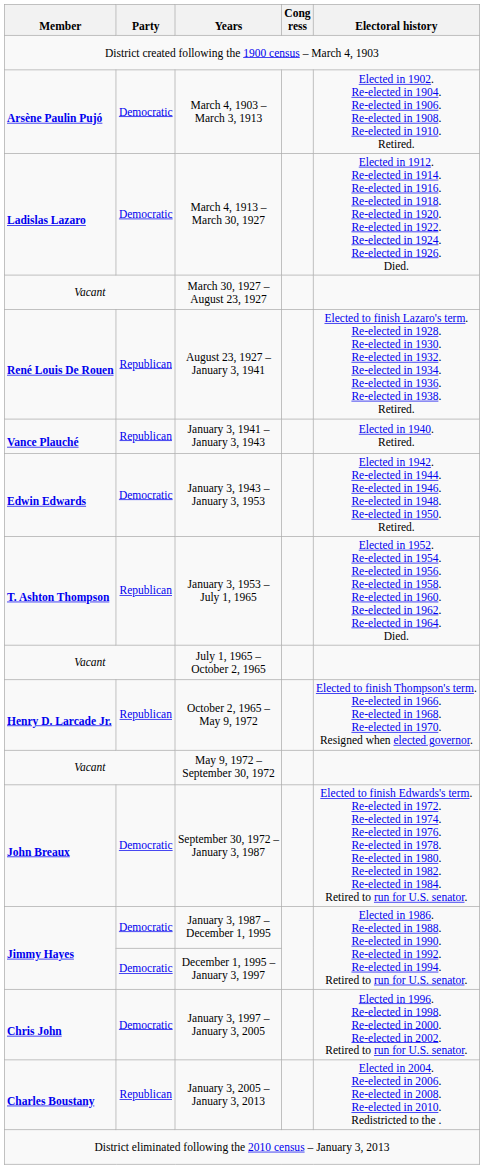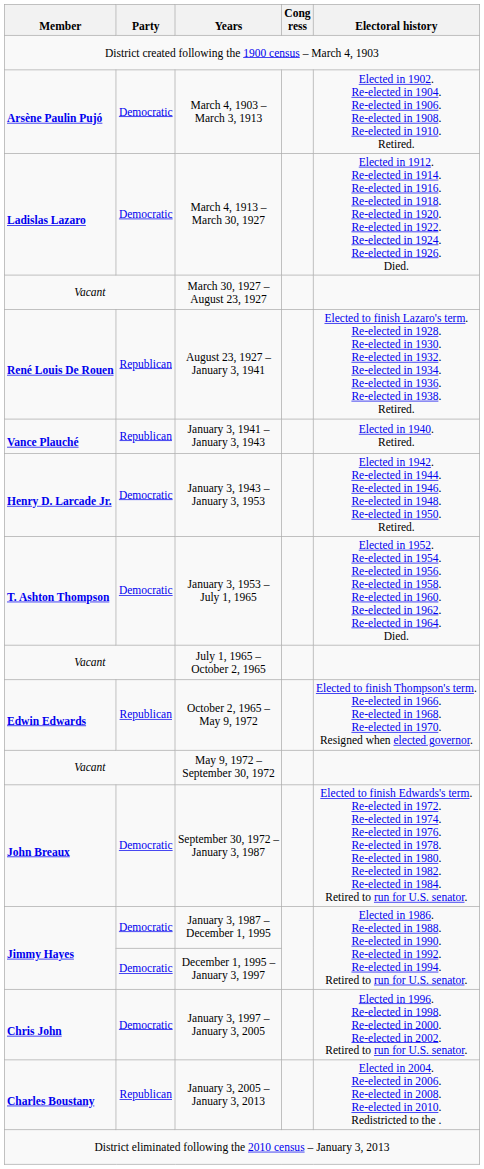(47, 501) Edwin Edwards -> (59, 501) Henry D. Larcade Jr.
(146, 590) Republican -> (146, 590) Democratic
(59, 721) Henry D. Larcade Jr. -> (47, 721) Edwin Edwards
